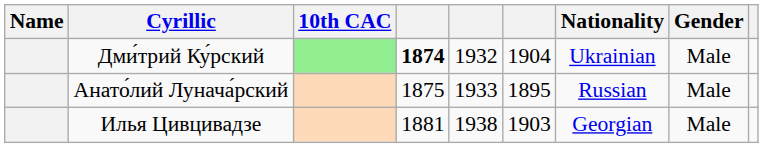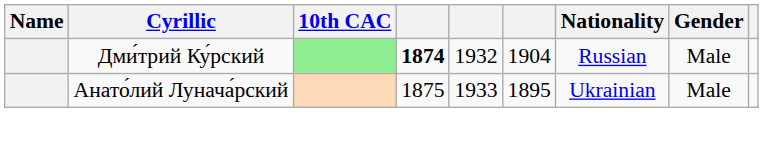(612, 55) Ukrainian -> (612, 55) Russian
(612, 90) Russian -> (612, 90) Ukrainian
- row: (181, 124)
